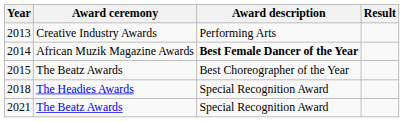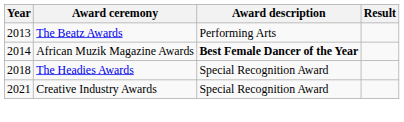(97, 32) Creative Industry Awards -> (79, 32) The Beatz Awards
- row: (19, 70)
(79, 107) The Beatz Awards -> (97, 88) Creative Industry Awards
